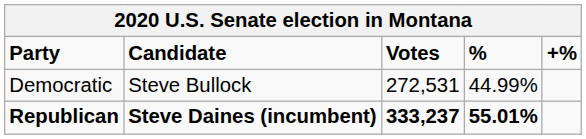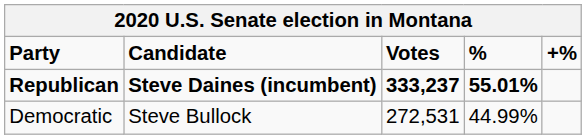rows swapped: (64, 117) <-> (61, 85)
